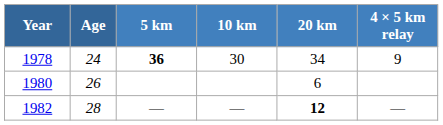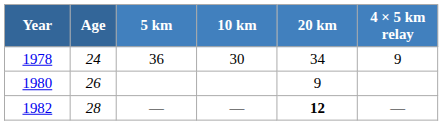(157, 59) bold -> (157, 59) normal
(317, 83) 6 -> (317, 83) 9
